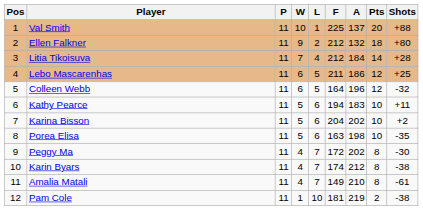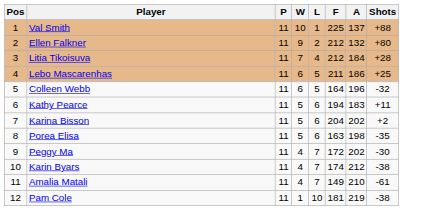- column: (377, 12)
